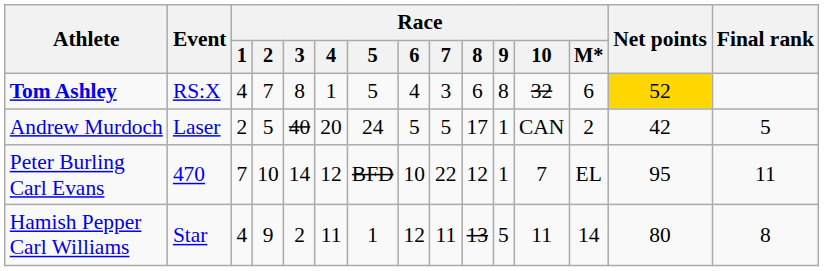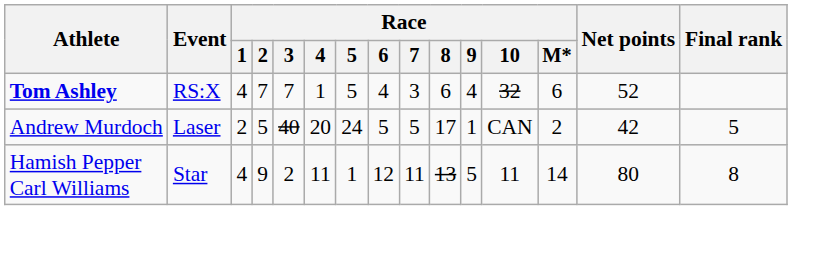(300, 91) 8 -> (289, 91) 7
(503, 91) 8 -> (472, 91) 4
(660, 91) gold background -> (628, 91) no background
- row: (67, 174)
